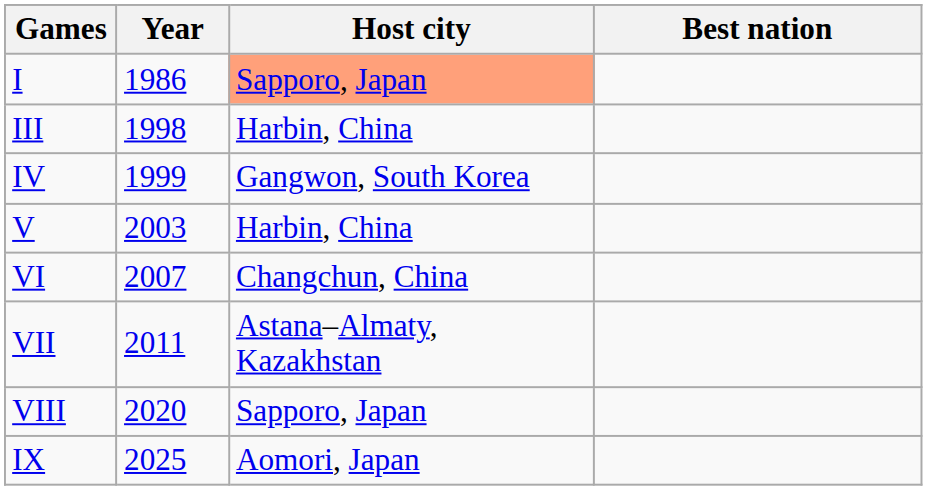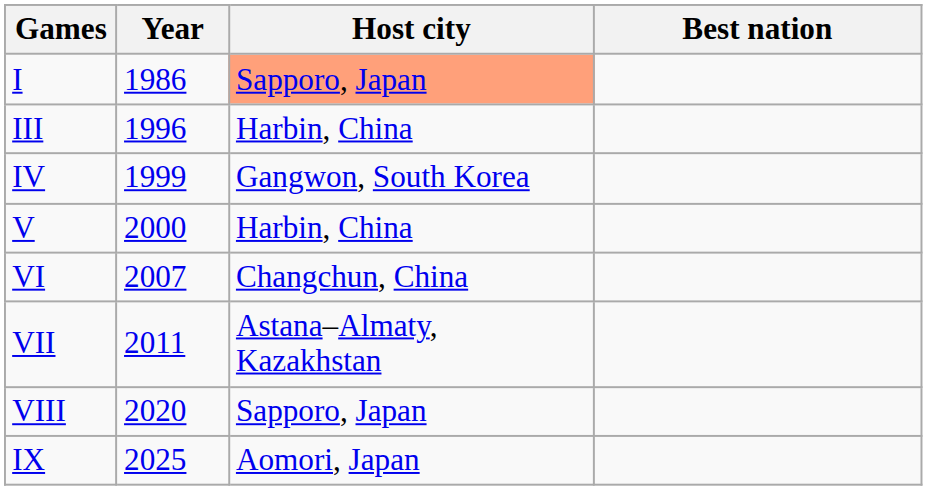(155, 128) 1998 -> (155, 128) 1996
(155, 227) 2003 -> (155, 227) 2000
